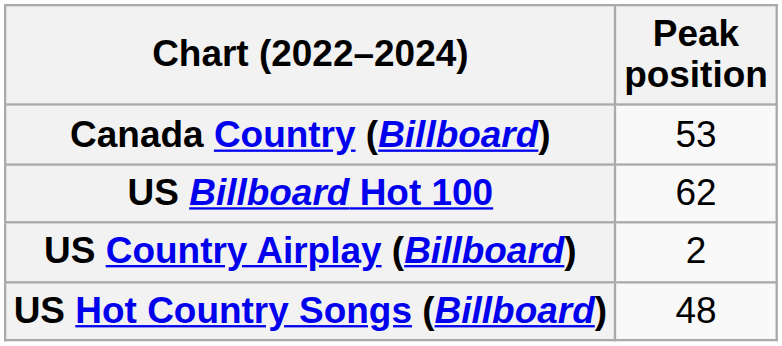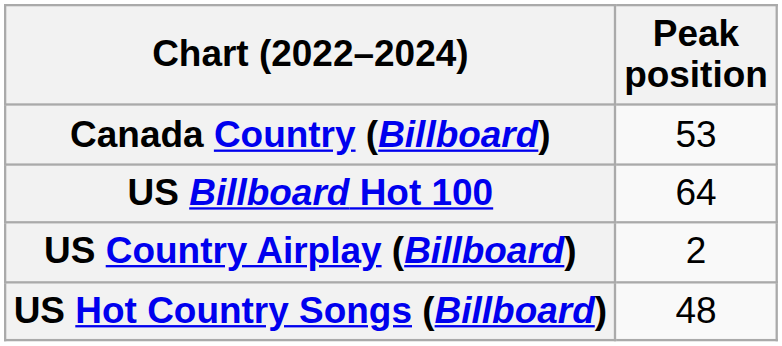(696, 192) 62 -> (696, 192) 64
